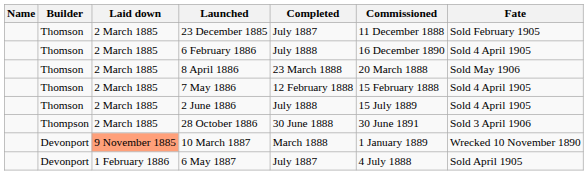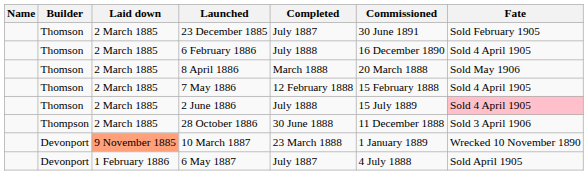(401, 31) 11 December 1888 -> (389, 31) 30 June 1891
(307, 68) 23 March 1888 -> (300, 68) March 1888
(490, 105) no background -> (490, 105) pink background
(389, 123) 30 June 1891 -> (401, 123) 11 December 1888
(300, 141) March 1888 -> (307, 141) 23 March 1888
